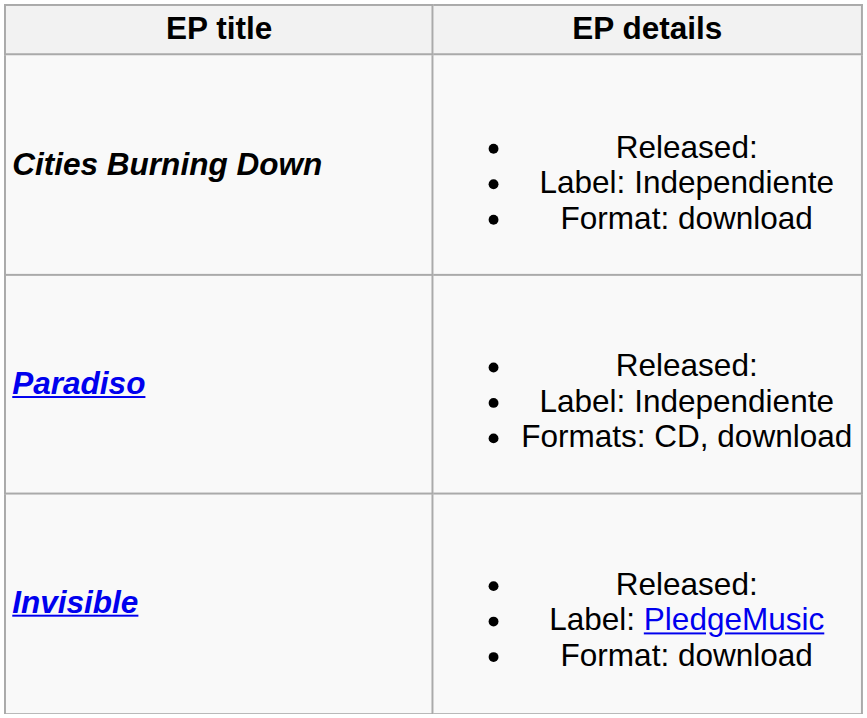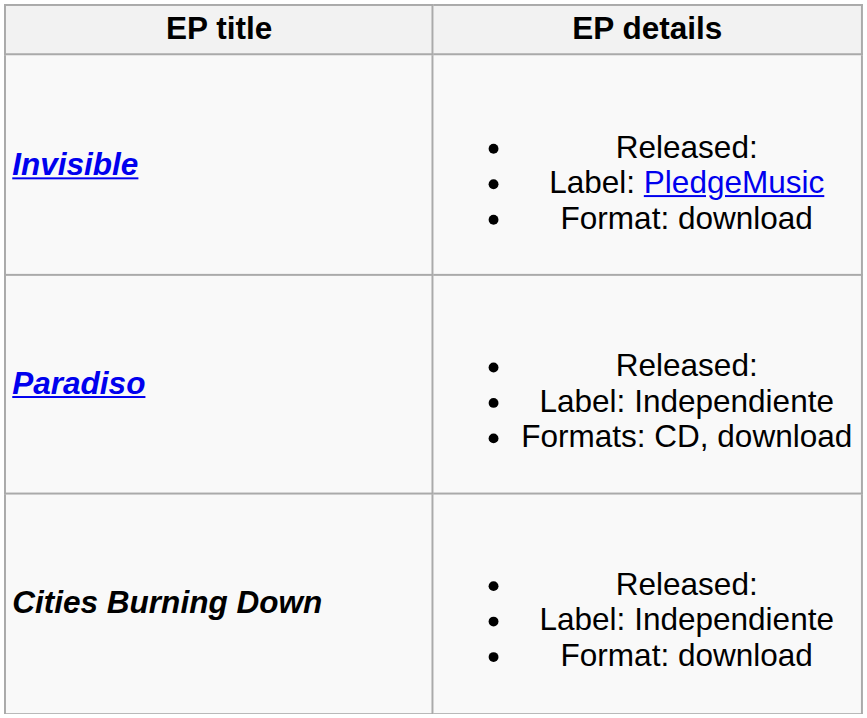rows swapped: (167, 164) <-> (75, 603)
